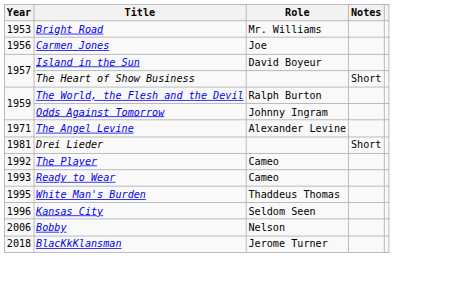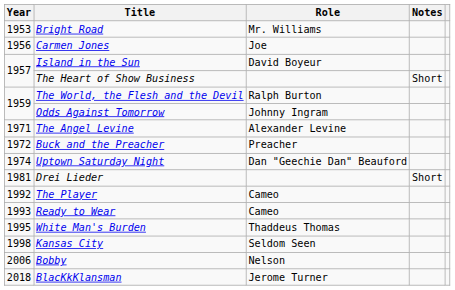+ row: (100, 145)
+ row: (100, 161)
(19, 211) 1996 -> (19, 244) 1998
